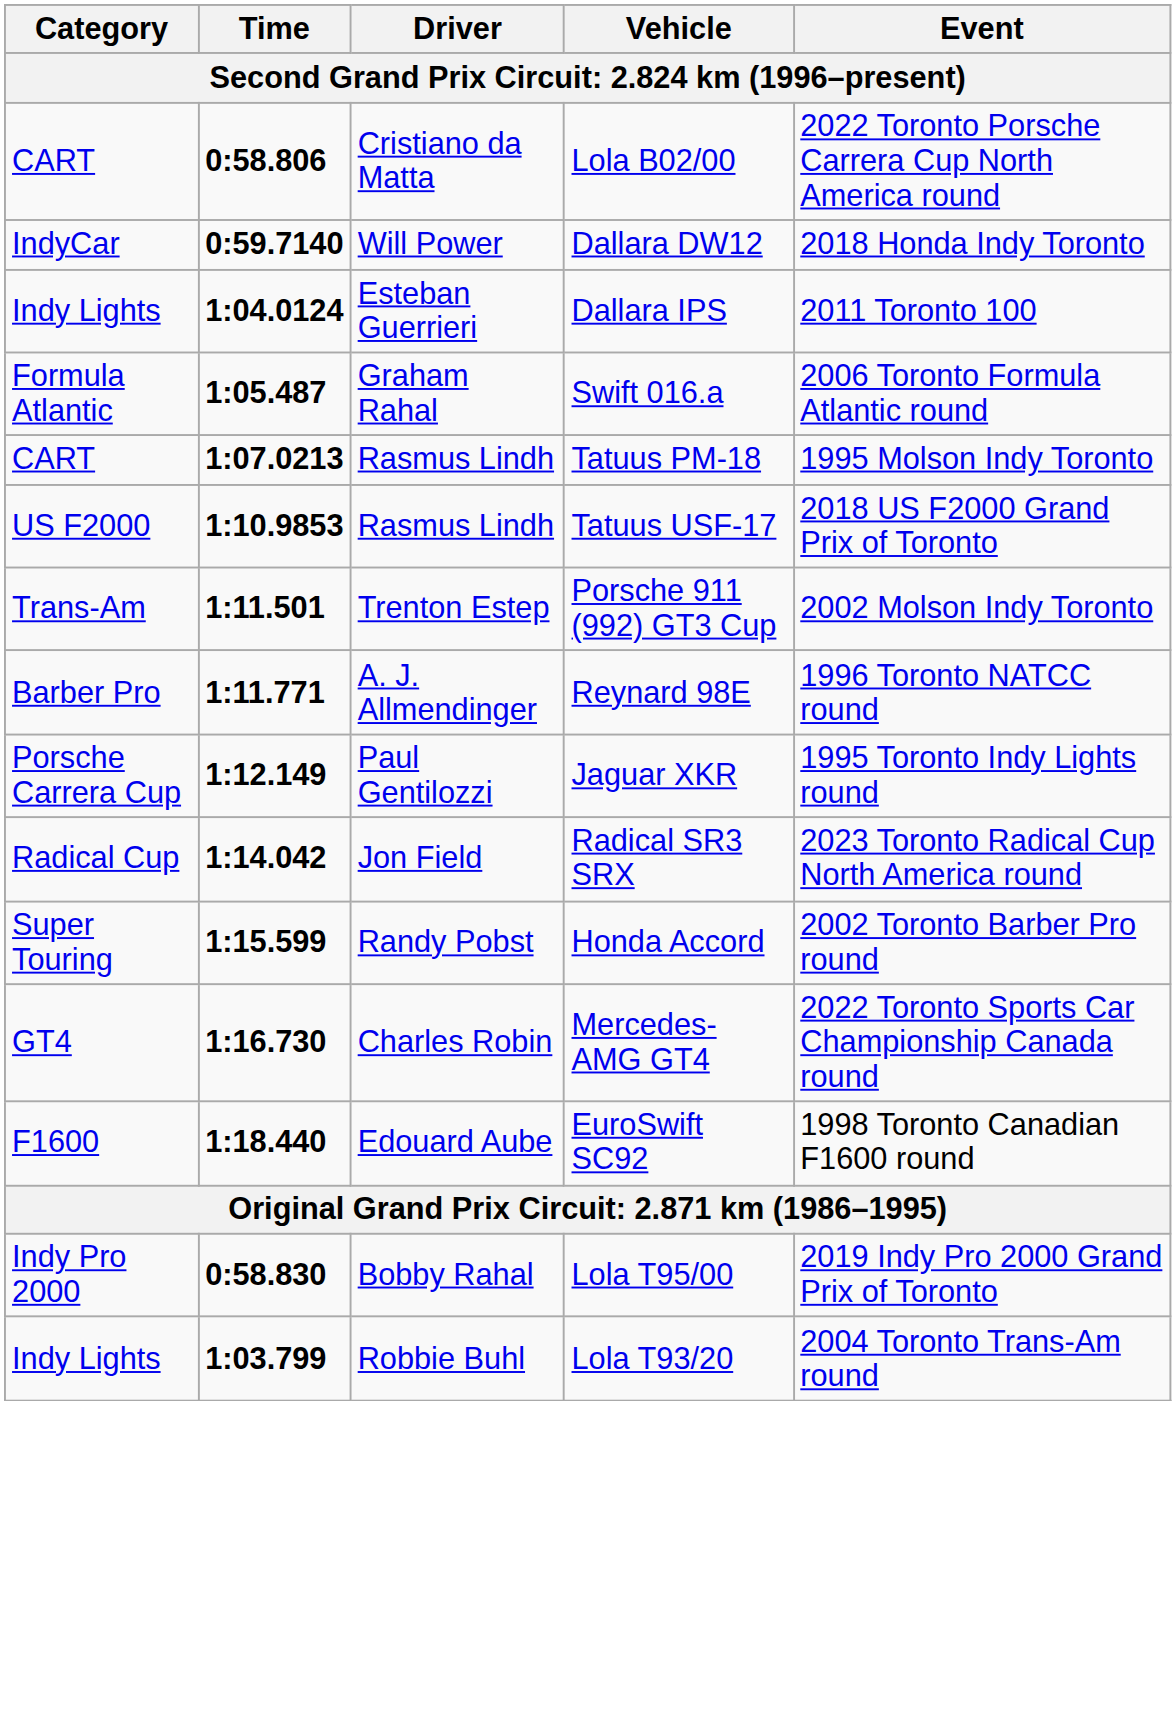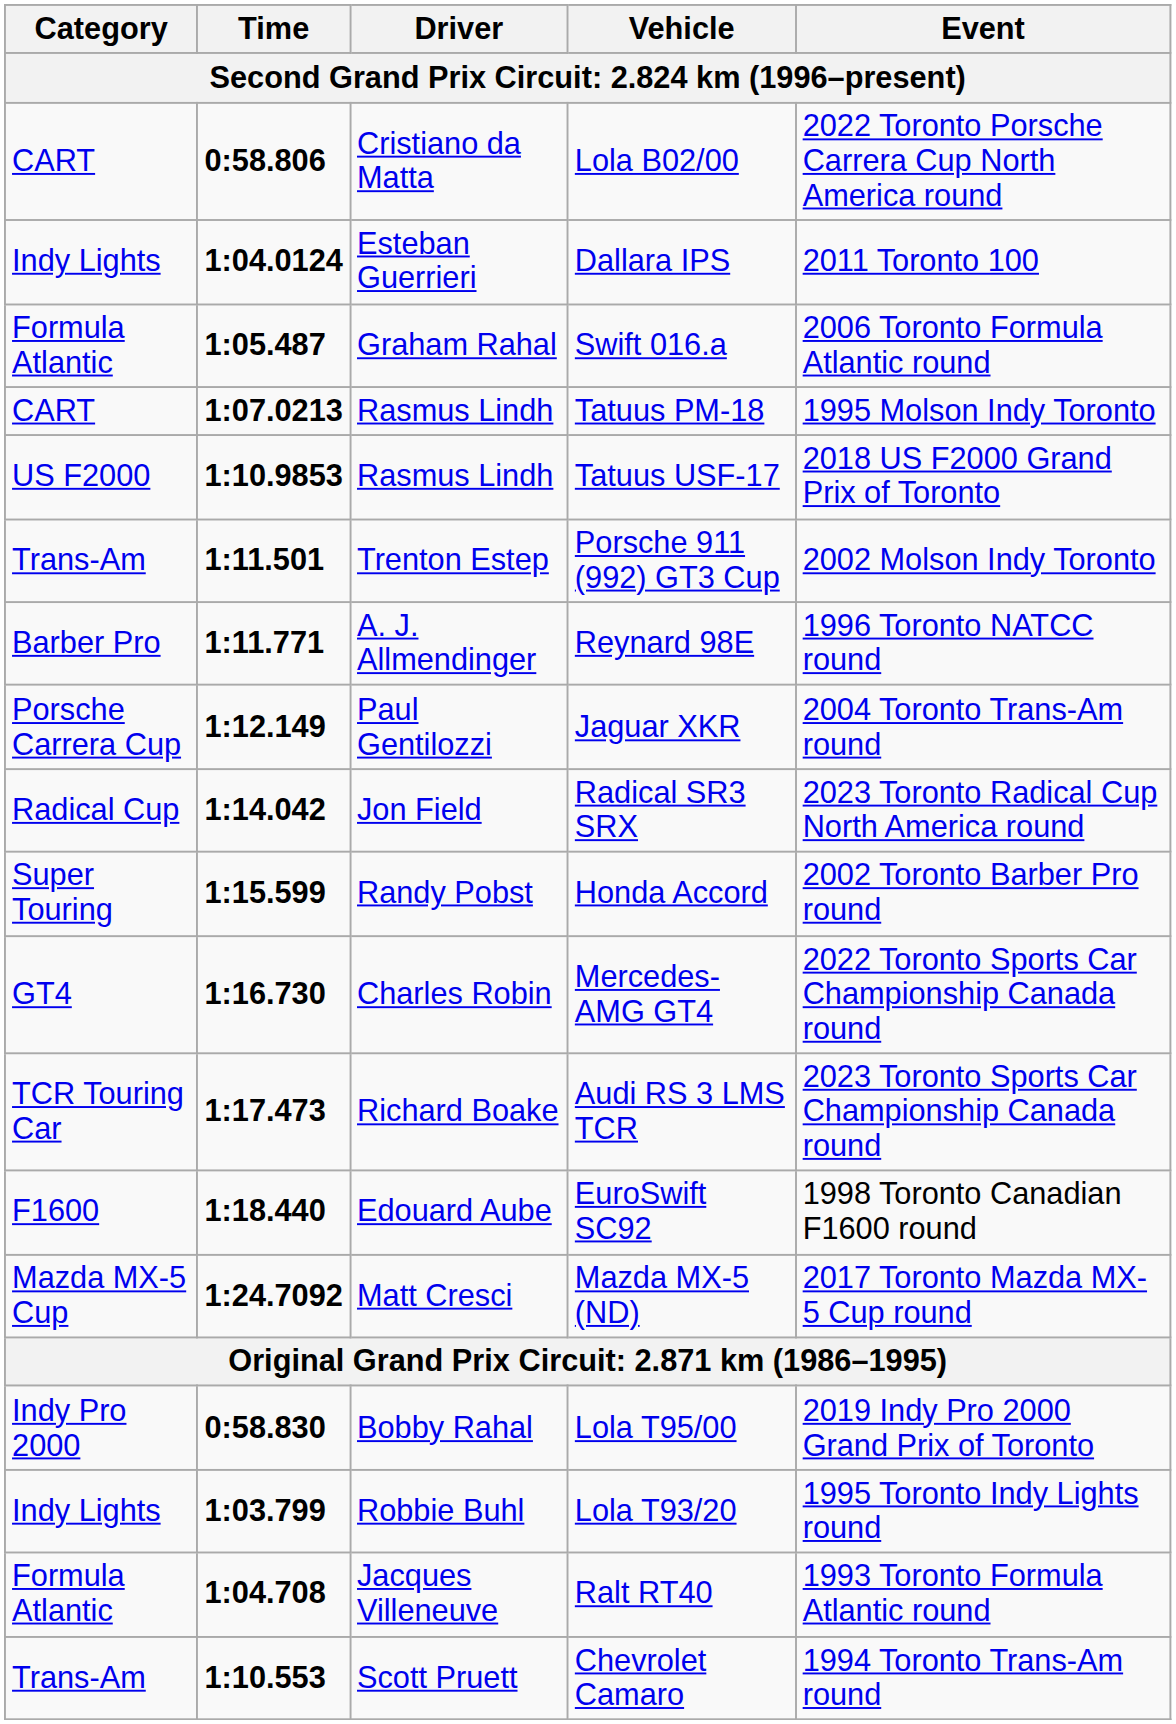- row: (667, 244)
(968, 775) 1995 Toronto Indy Lights round -> (963, 726) 2004 Toronto Trans-Am round
+ row: (680, 1111)
+ row: (662, 1295)
(961, 1358) 2004 Toronto Trans-Am round -> (971, 1510) 1995 Toronto Indy Lights round
+ row: (644, 1593)
+ row: (641, 1677)
